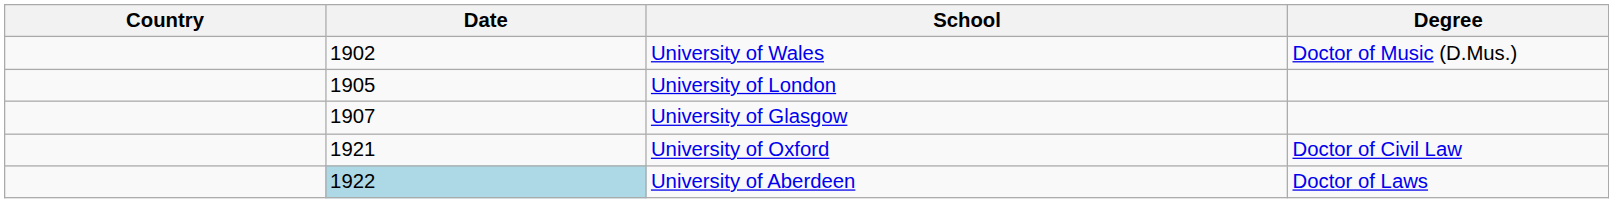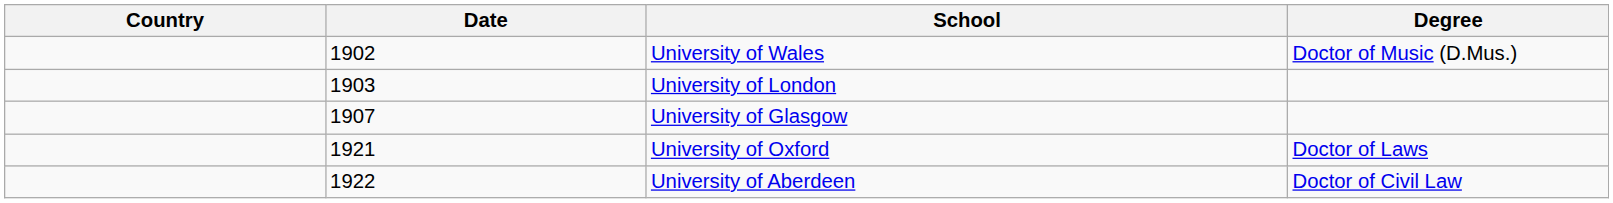(353, 85) 1905 -> (353, 85) 1903
(1377, 149) Doctor of Civil Law -> (1360, 149) Doctor of Laws
(353, 181) lightblue background -> (353, 181) no background
(1360, 181) Doctor of Laws -> (1377, 181) Doctor of Civil Law
